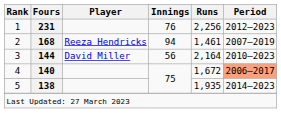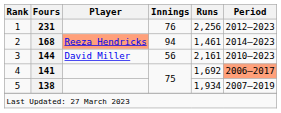(106, 41) no background -> (106, 41) lightsalmon background
(250, 41) 2007–2019 -> (250, 41) 2014–2023
(207, 56) 2,164 -> (207, 56) 2,161
(46, 71) 140 -> (46, 71) 141
(207, 71) 1,672 -> (207, 71) 1,692
(207, 86) 1,935 -> (207, 86) 1,934
(250, 86) 2014–2023 -> (250, 86) 2007–2019
